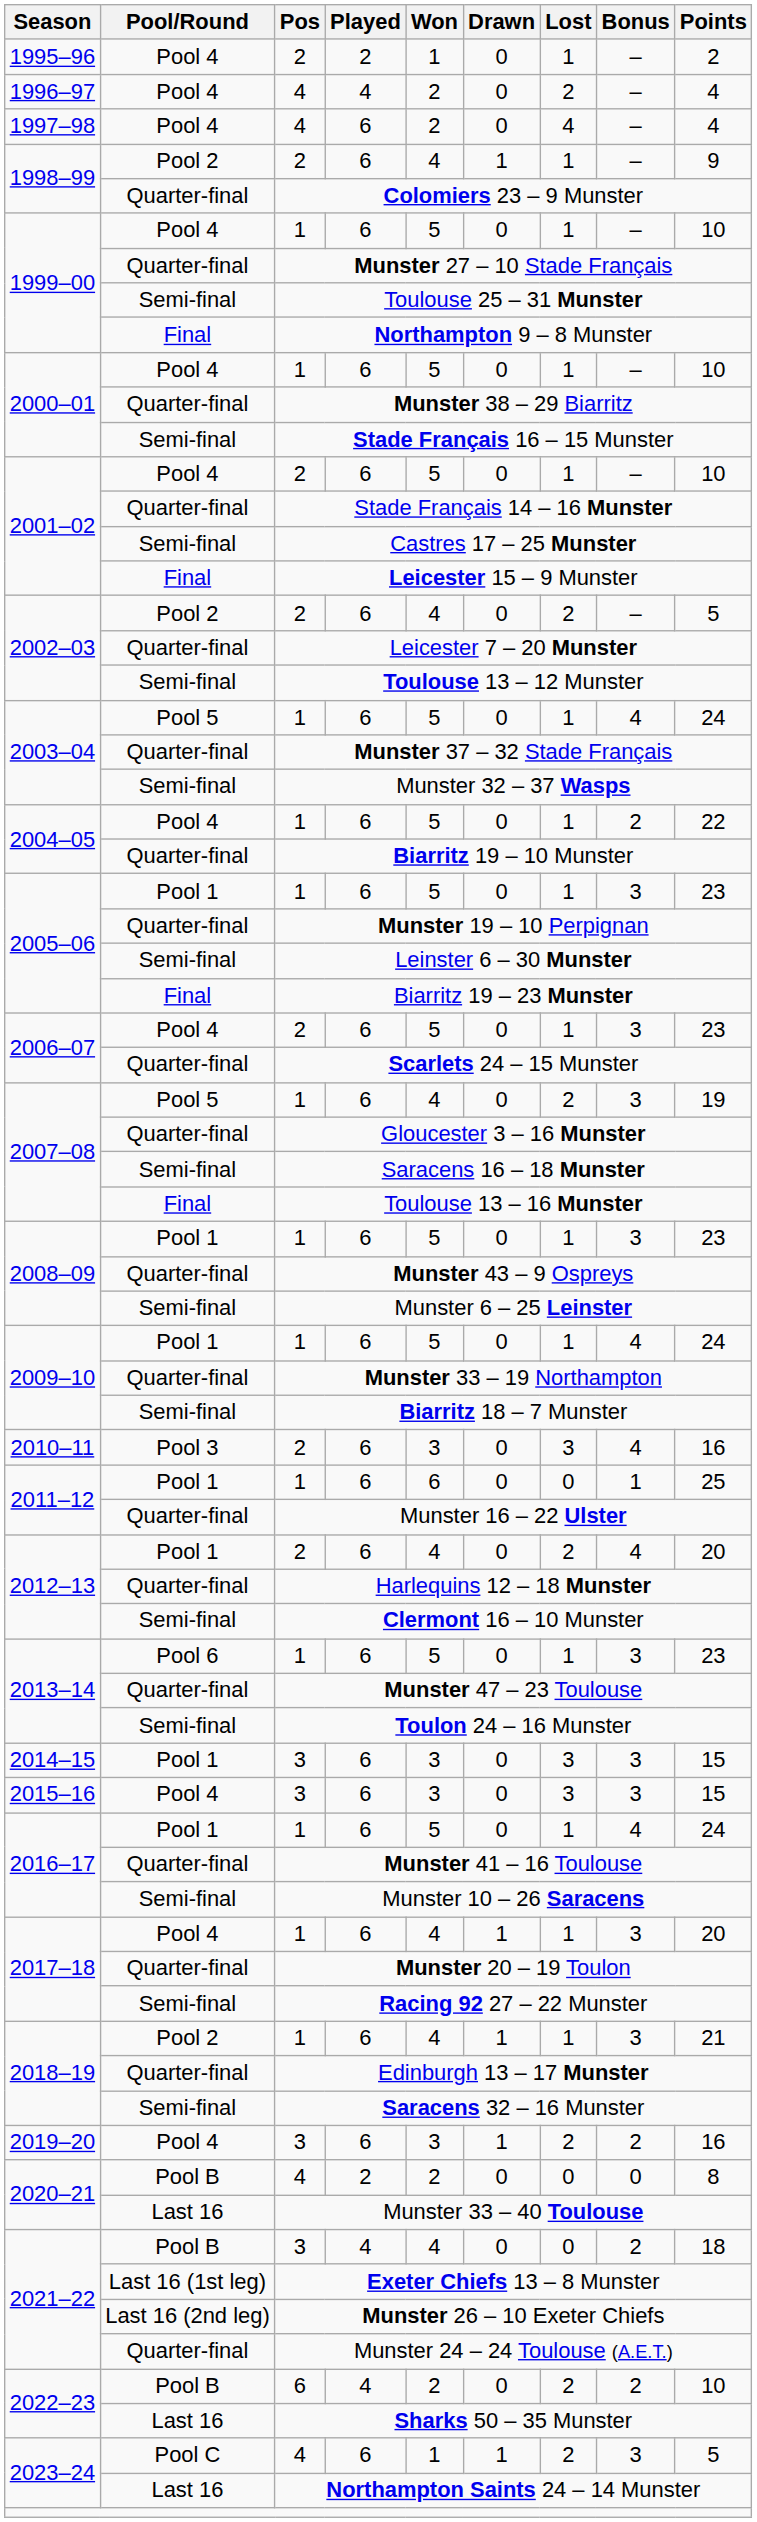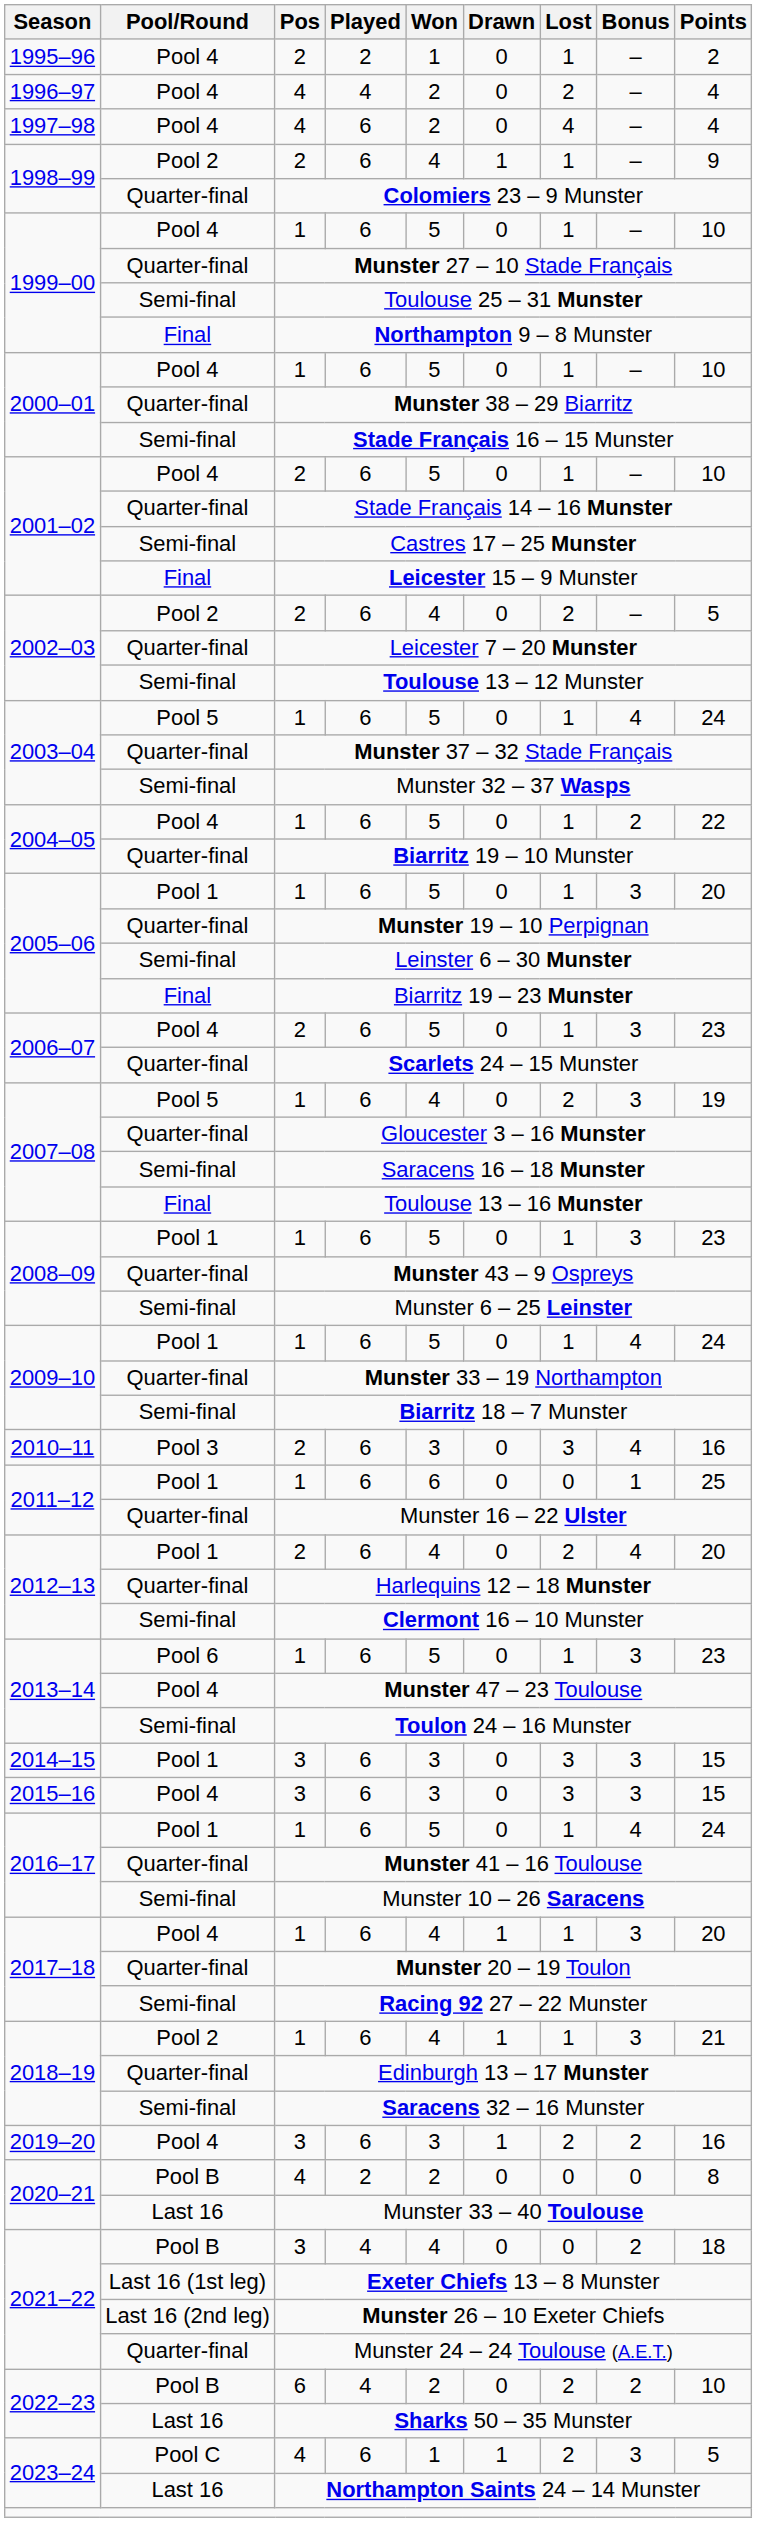(713, 890) 23 -> (713, 890) 20
(187, 1690) Quarter-final -> (187, 1690) Pool 4
